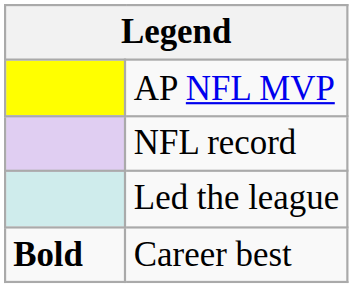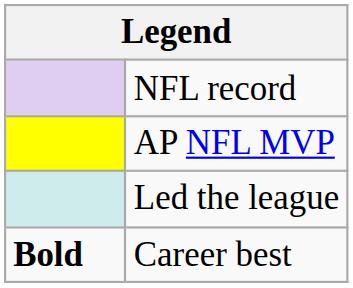rows swapped: (234, 87) <-> (215, 142)
